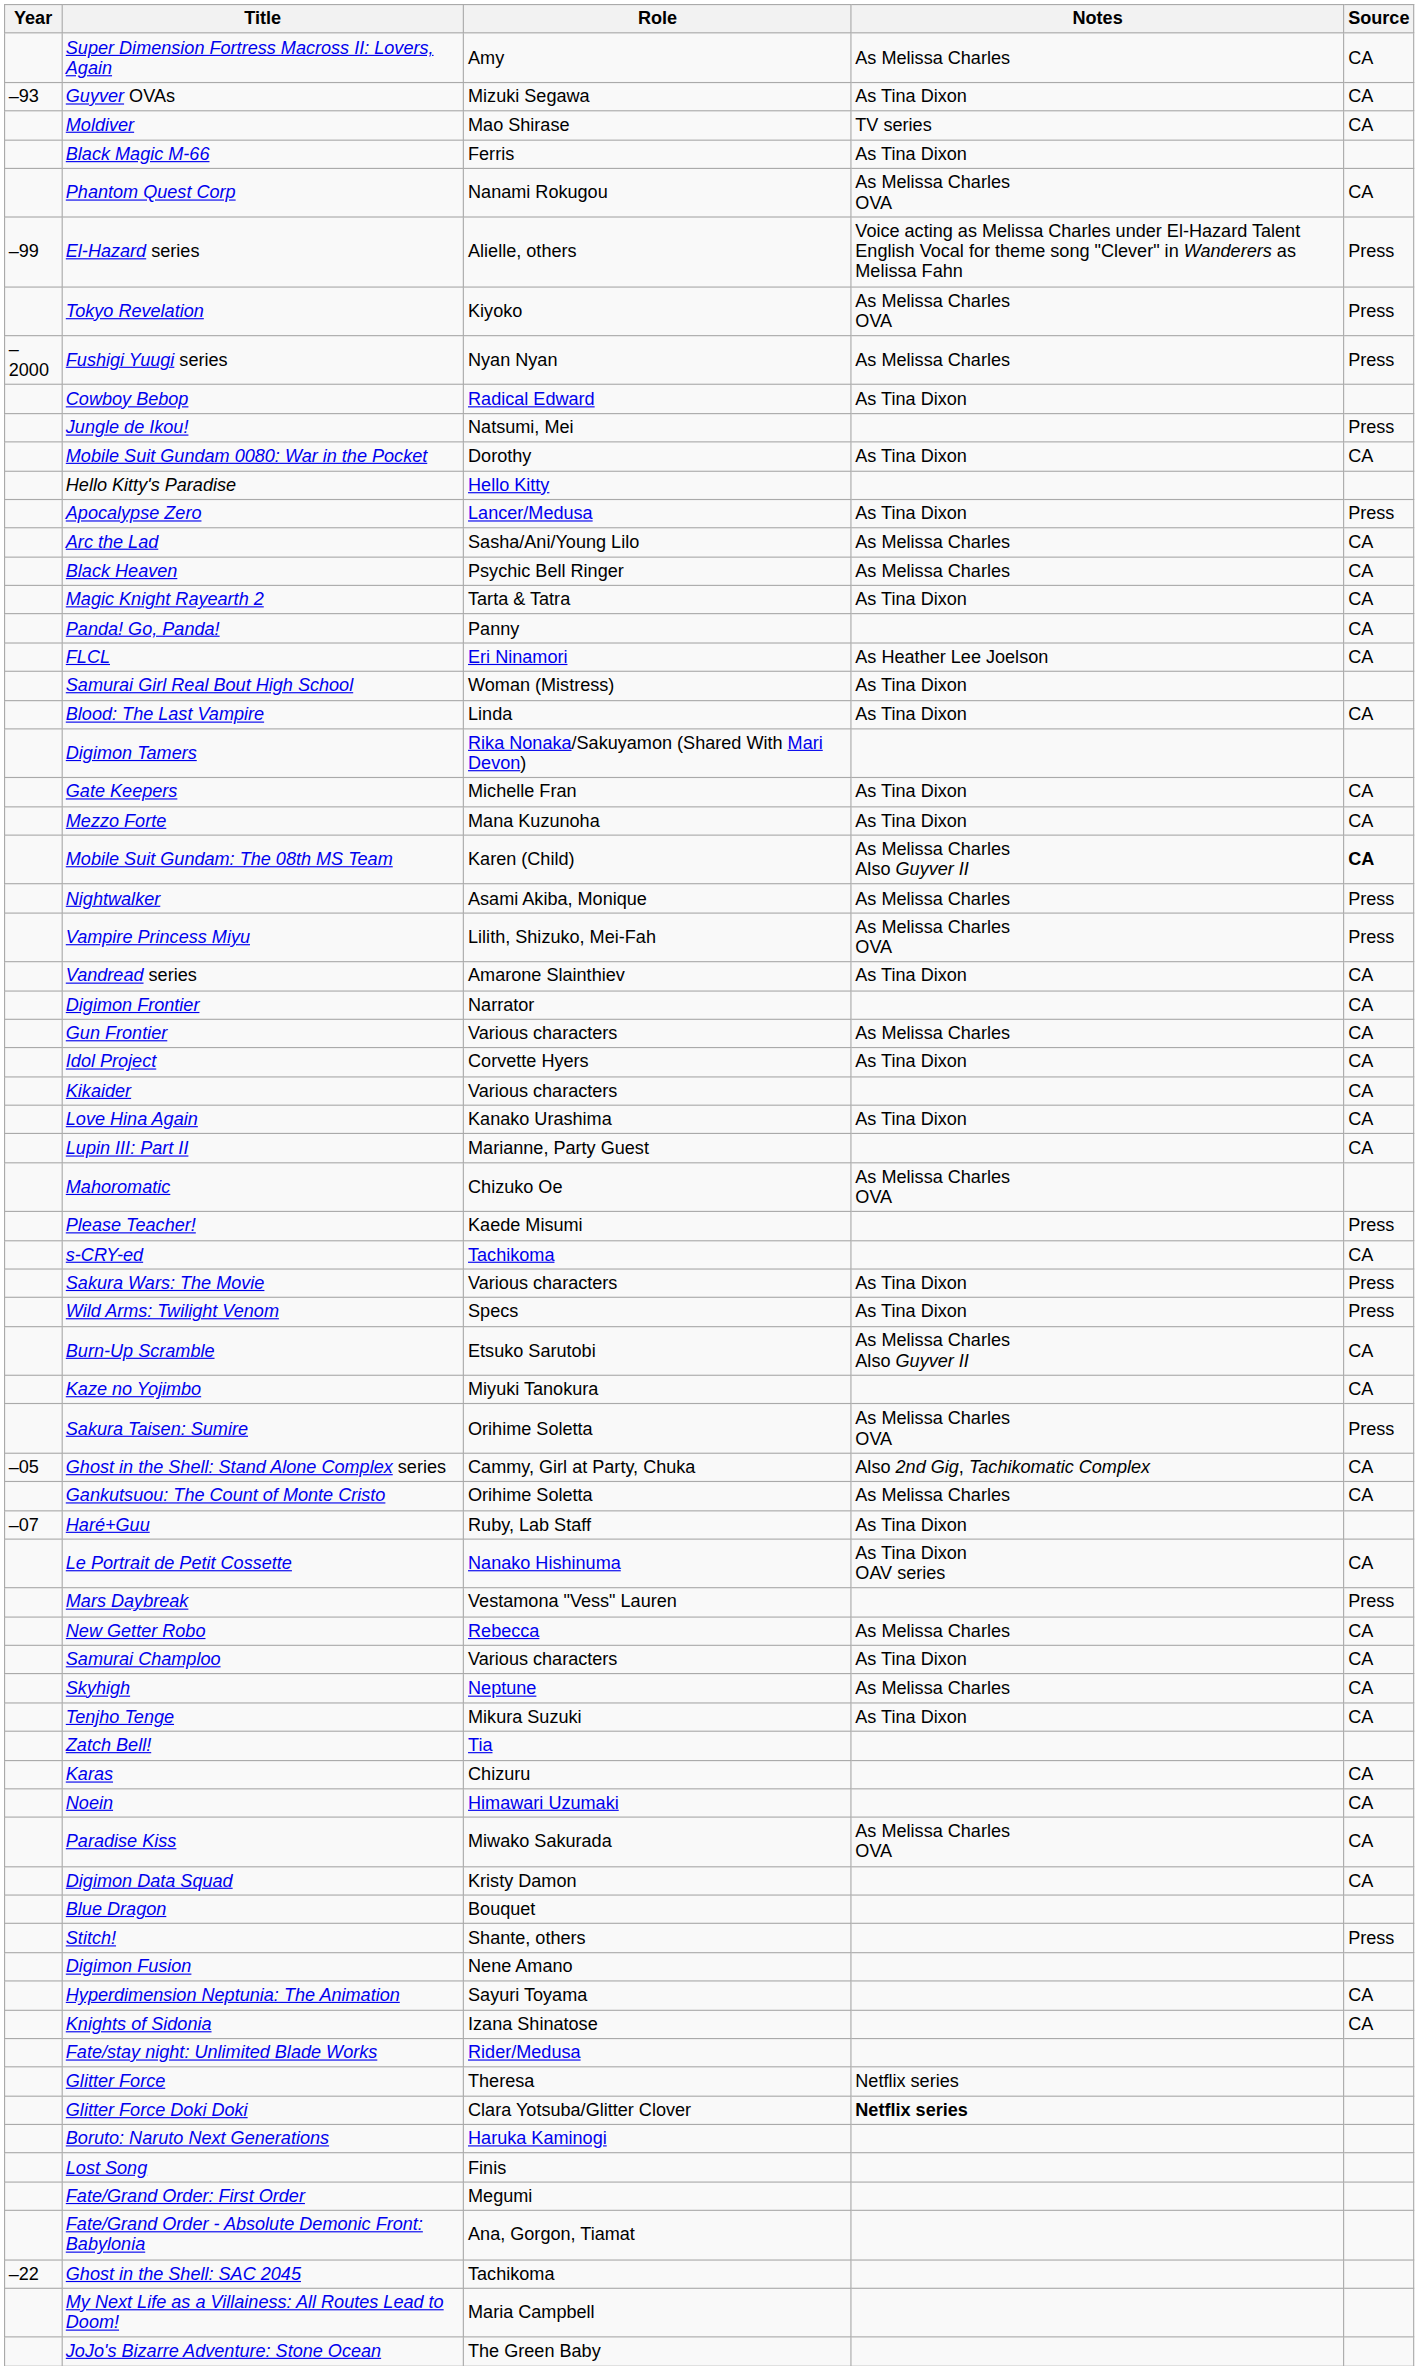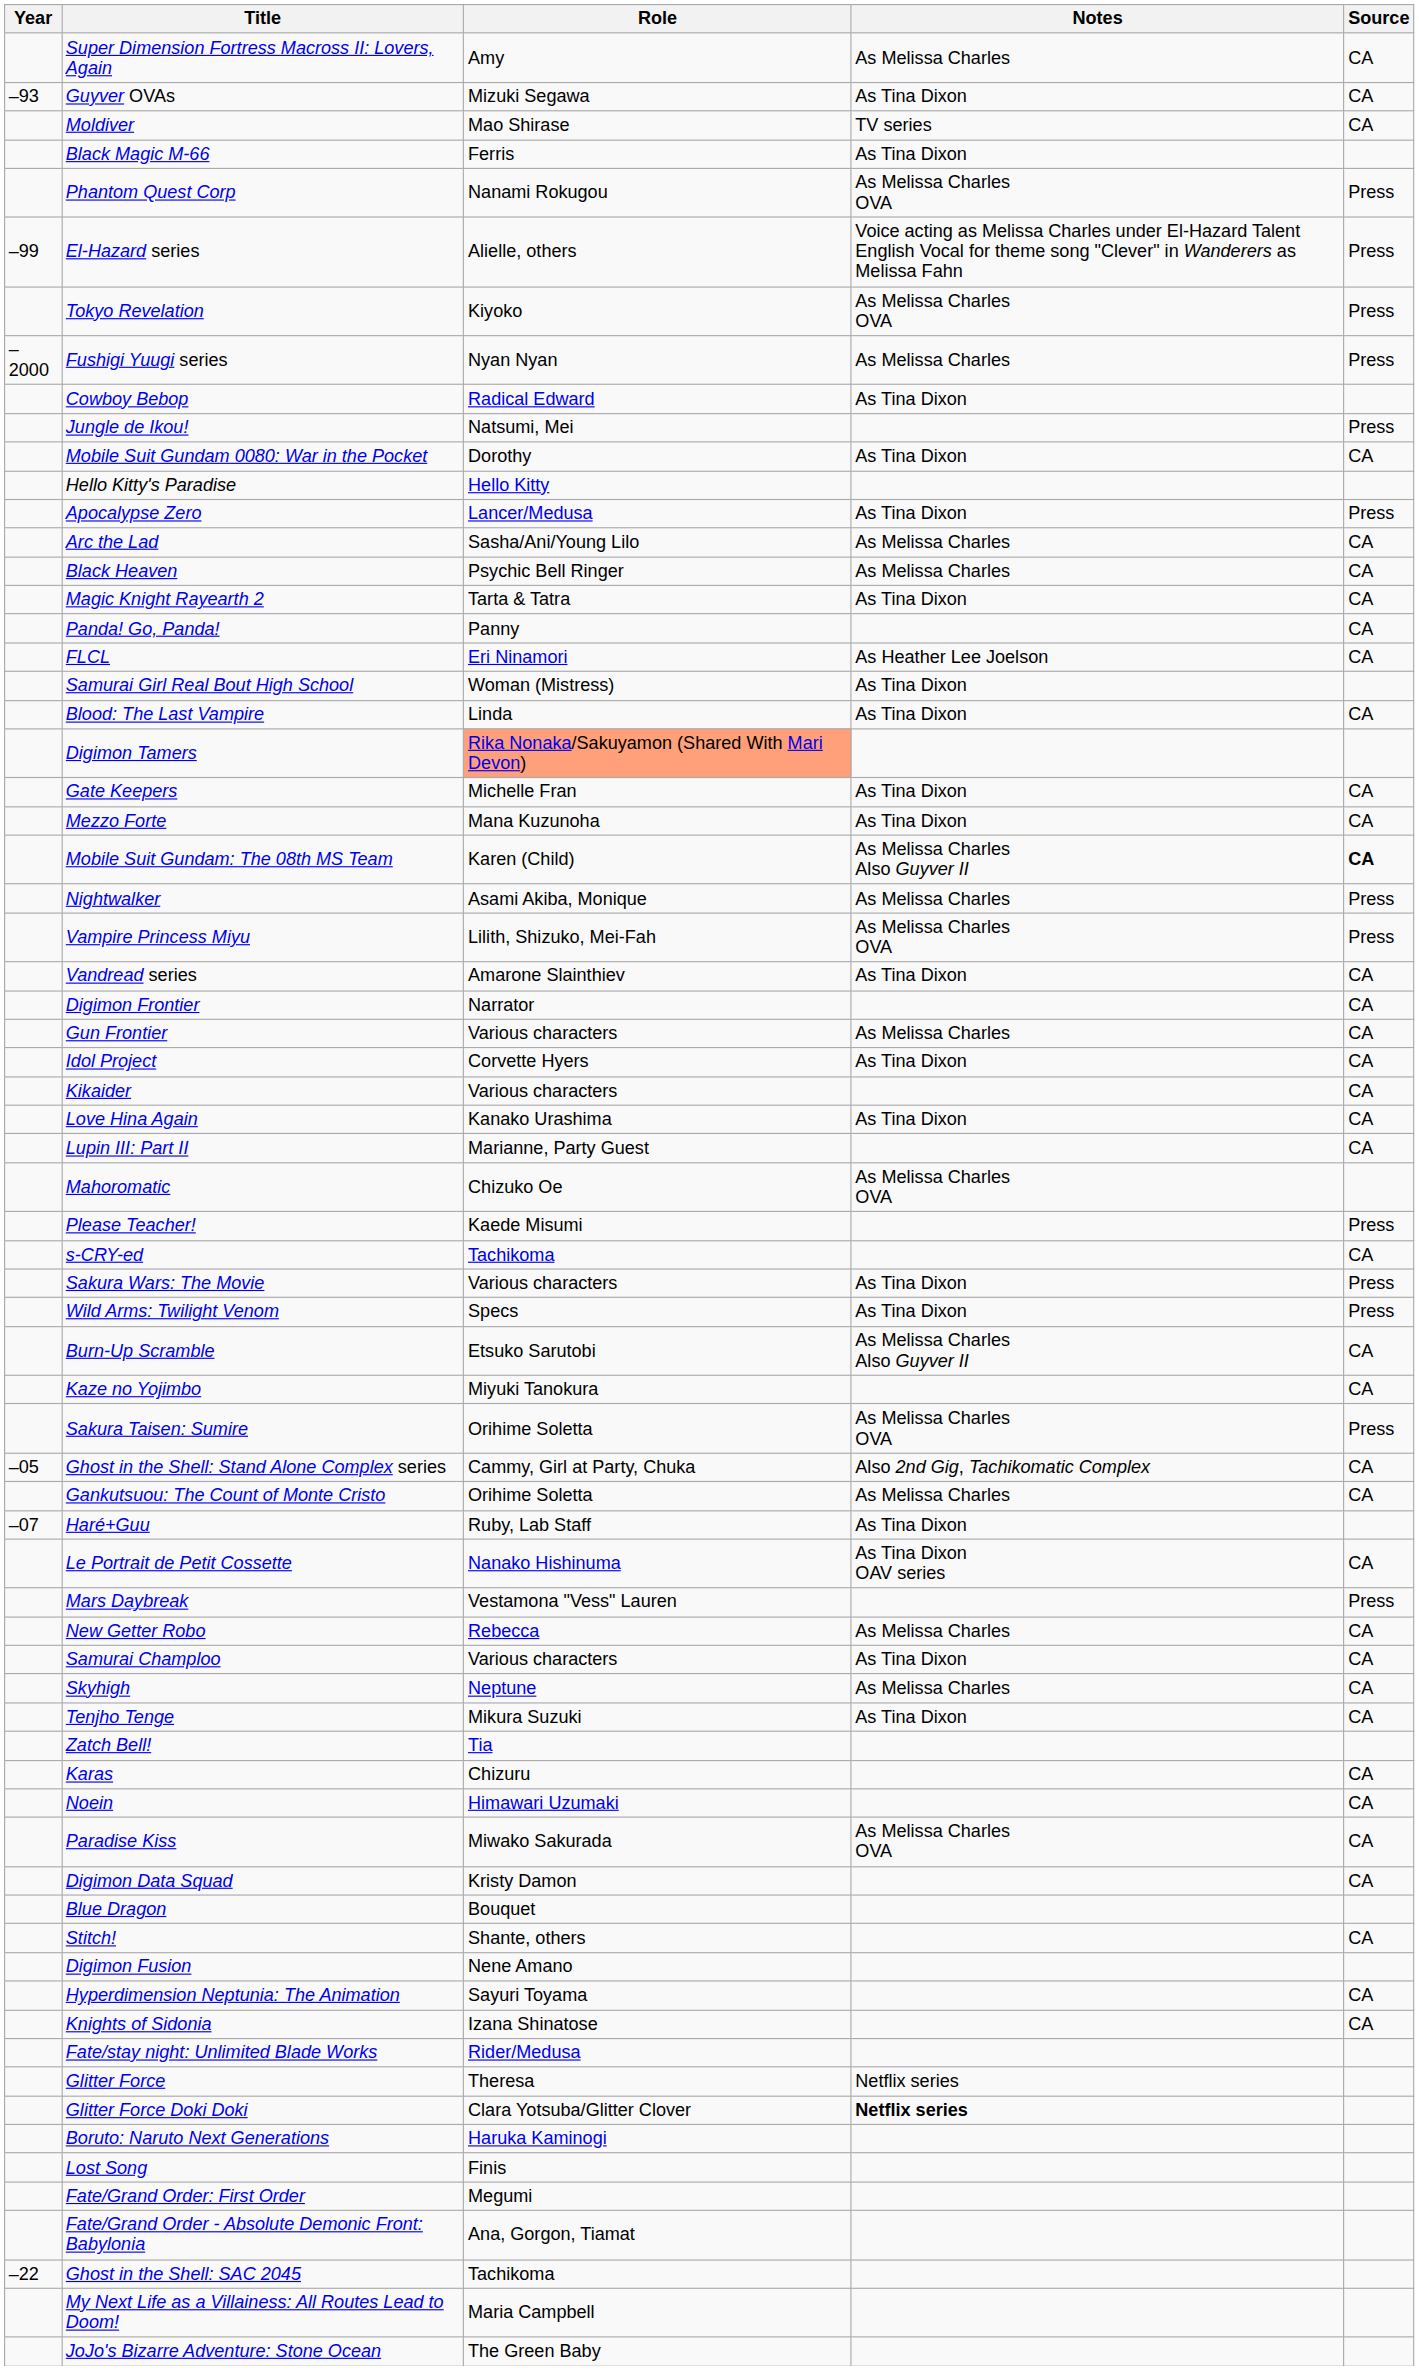(1361, 192) CA -> (1371, 192) Press
(645, 753) no background -> (645, 753) lightsalmon background
(1371, 1938) Press -> (1361, 1938) CA
